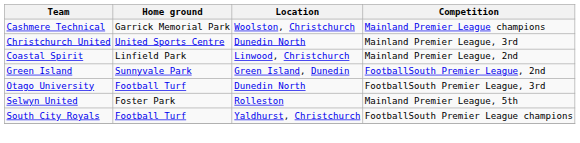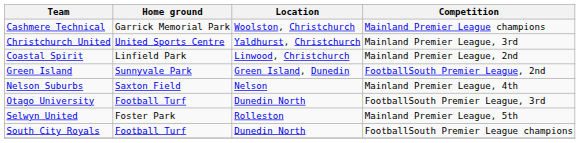(270, 41) Dunedin North -> (297, 41) Yaldhurst, Christchurch
+ row: (45, 86)
(297, 116) Yaldhurst, Christchurch -> (270, 130) Dunedin North
